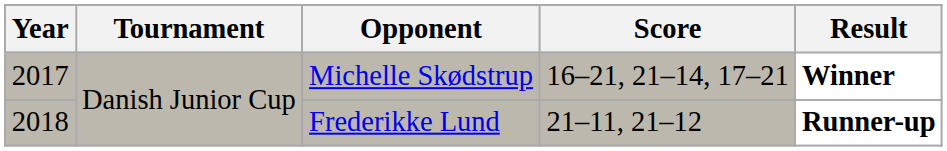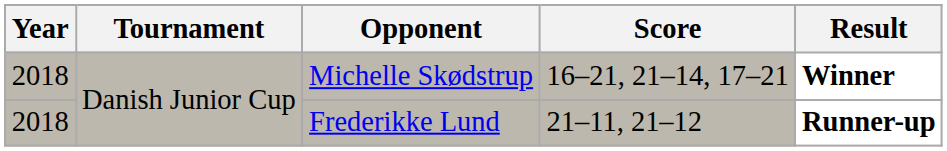(40, 75) 2017 -> (40, 75) 2018
